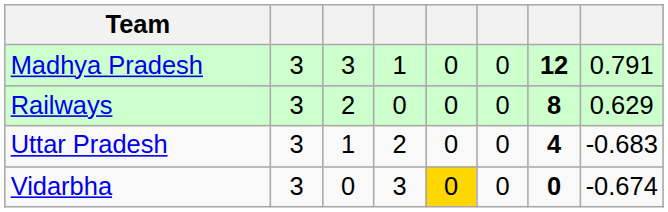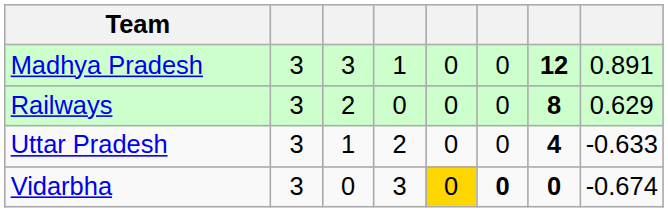(622, 65) 0.791 -> (622, 65) 0.891
(622, 145) -0.683 -> (622, 145) -0.633
(503, 186) normal -> (503, 186) bold
